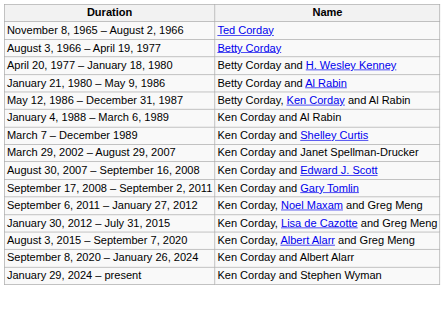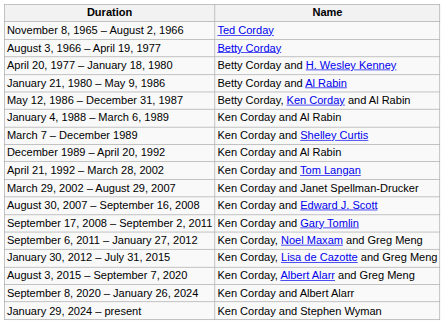+ row: (86, 153)
+ row: (85, 170)
